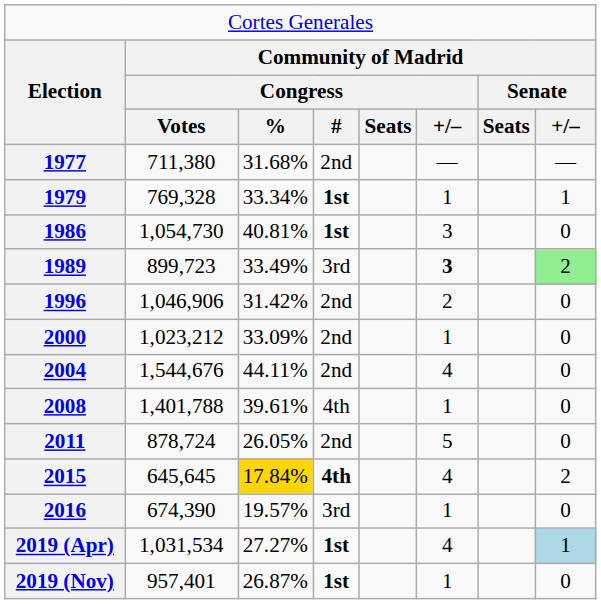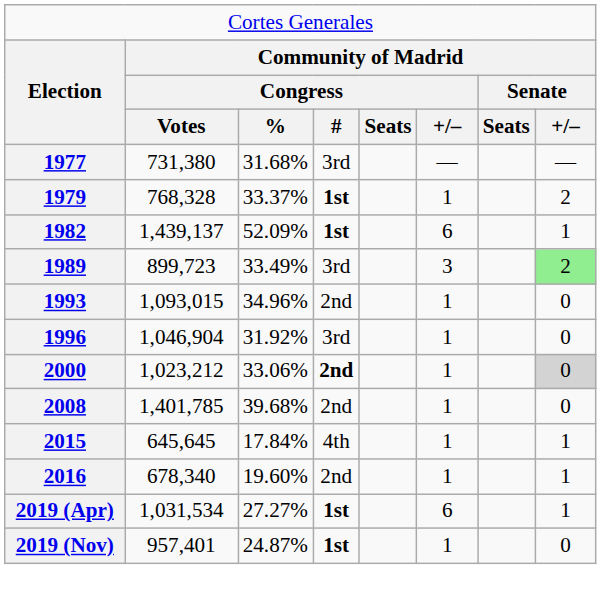(181, 161) 711,380 -> (181, 161) 731,380
(336, 161) 2nd -> (336, 161) 3rd
(181, 196) 769,328 -> (181, 196) 768,328
(275, 196) 33.34% -> (275, 196) 33.37%
(565, 196) 1 -> (565, 196) 2
+ row: (65, 231)
- row: (65, 231)
(447, 266) bold -> (447, 266) normal
+ row: (65, 301)
(181, 301) 1,046,906 -> (181, 336) 1,046,904
(275, 301) 31.42% -> (275, 336) 31.92%
(336, 301) 2nd -> (336, 336) 3rd
(447, 301) 2 -> (447, 336) 1
(275, 336) 33.09% -> (275, 371) 33.06%
(336, 336) normal -> (336, 371) bold
(565, 336) no background -> (565, 371) lightgrey background
- row: (65, 371)
(181, 406) 1,401,788 -> (181, 406) 1,401,785
(275, 406) 39.61% -> (275, 406) 39.68%
(336, 406) 4th -> (336, 406) 2nd
- row: (65, 441)
(275, 476) gold background -> (275, 441) no background
(336, 476) bold -> (336, 441) normal
(447, 476) 4 -> (447, 441) 1
(565, 476) 2 -> (565, 441) 1
(181, 511) 674,390 -> (181, 476) 678,340
(275, 511) 19.57% -> (275, 476) 19.60%
(336, 511) 3rd -> (336, 476) 2nd
(565, 511) 0 -> (565, 476) 1
(447, 546) 4 -> (447, 511) 6
(565, 546) lightblue background -> (565, 511) no background
(275, 580) 26.87% -> (275, 546) 24.87%
